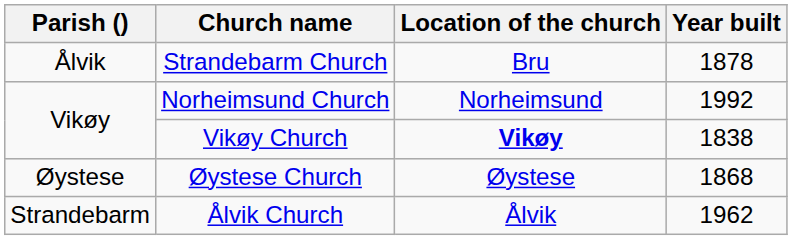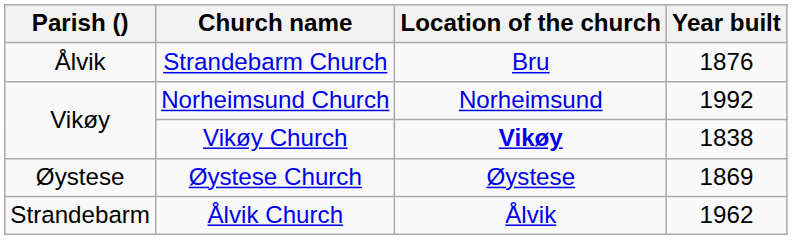(726, 61) 1878 -> (726, 61) 1876
(726, 176) 1868 -> (726, 176) 1869
